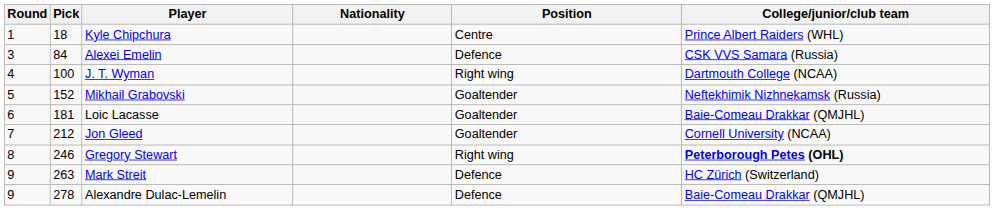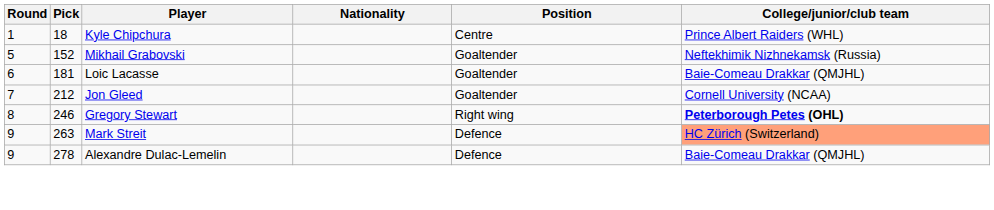- row: (123, 54)
- row: (120, 74)
(752, 174) no background -> (752, 134) lightsalmon background
